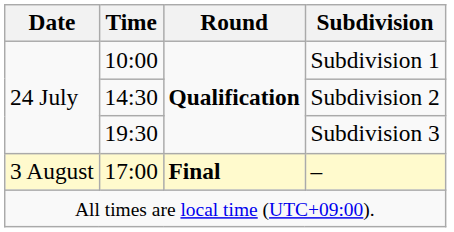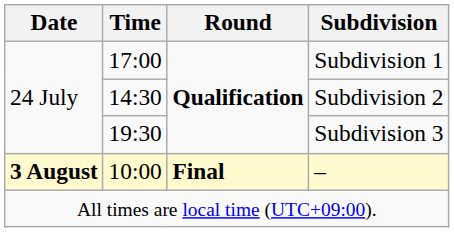(131, 60) 10:00 -> (135, 60) 17:00
(52, 171) normal -> (54, 171) bold
(131, 171) 17:00 -> (135, 171) 10:00
